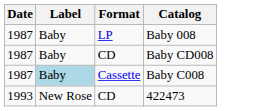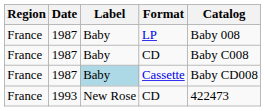+ column: (27, 14)
(180, 55) Baby CD008 -> (220, 55) Baby C008
(175, 75) Baby C008 -> (224, 75) Baby CD008
